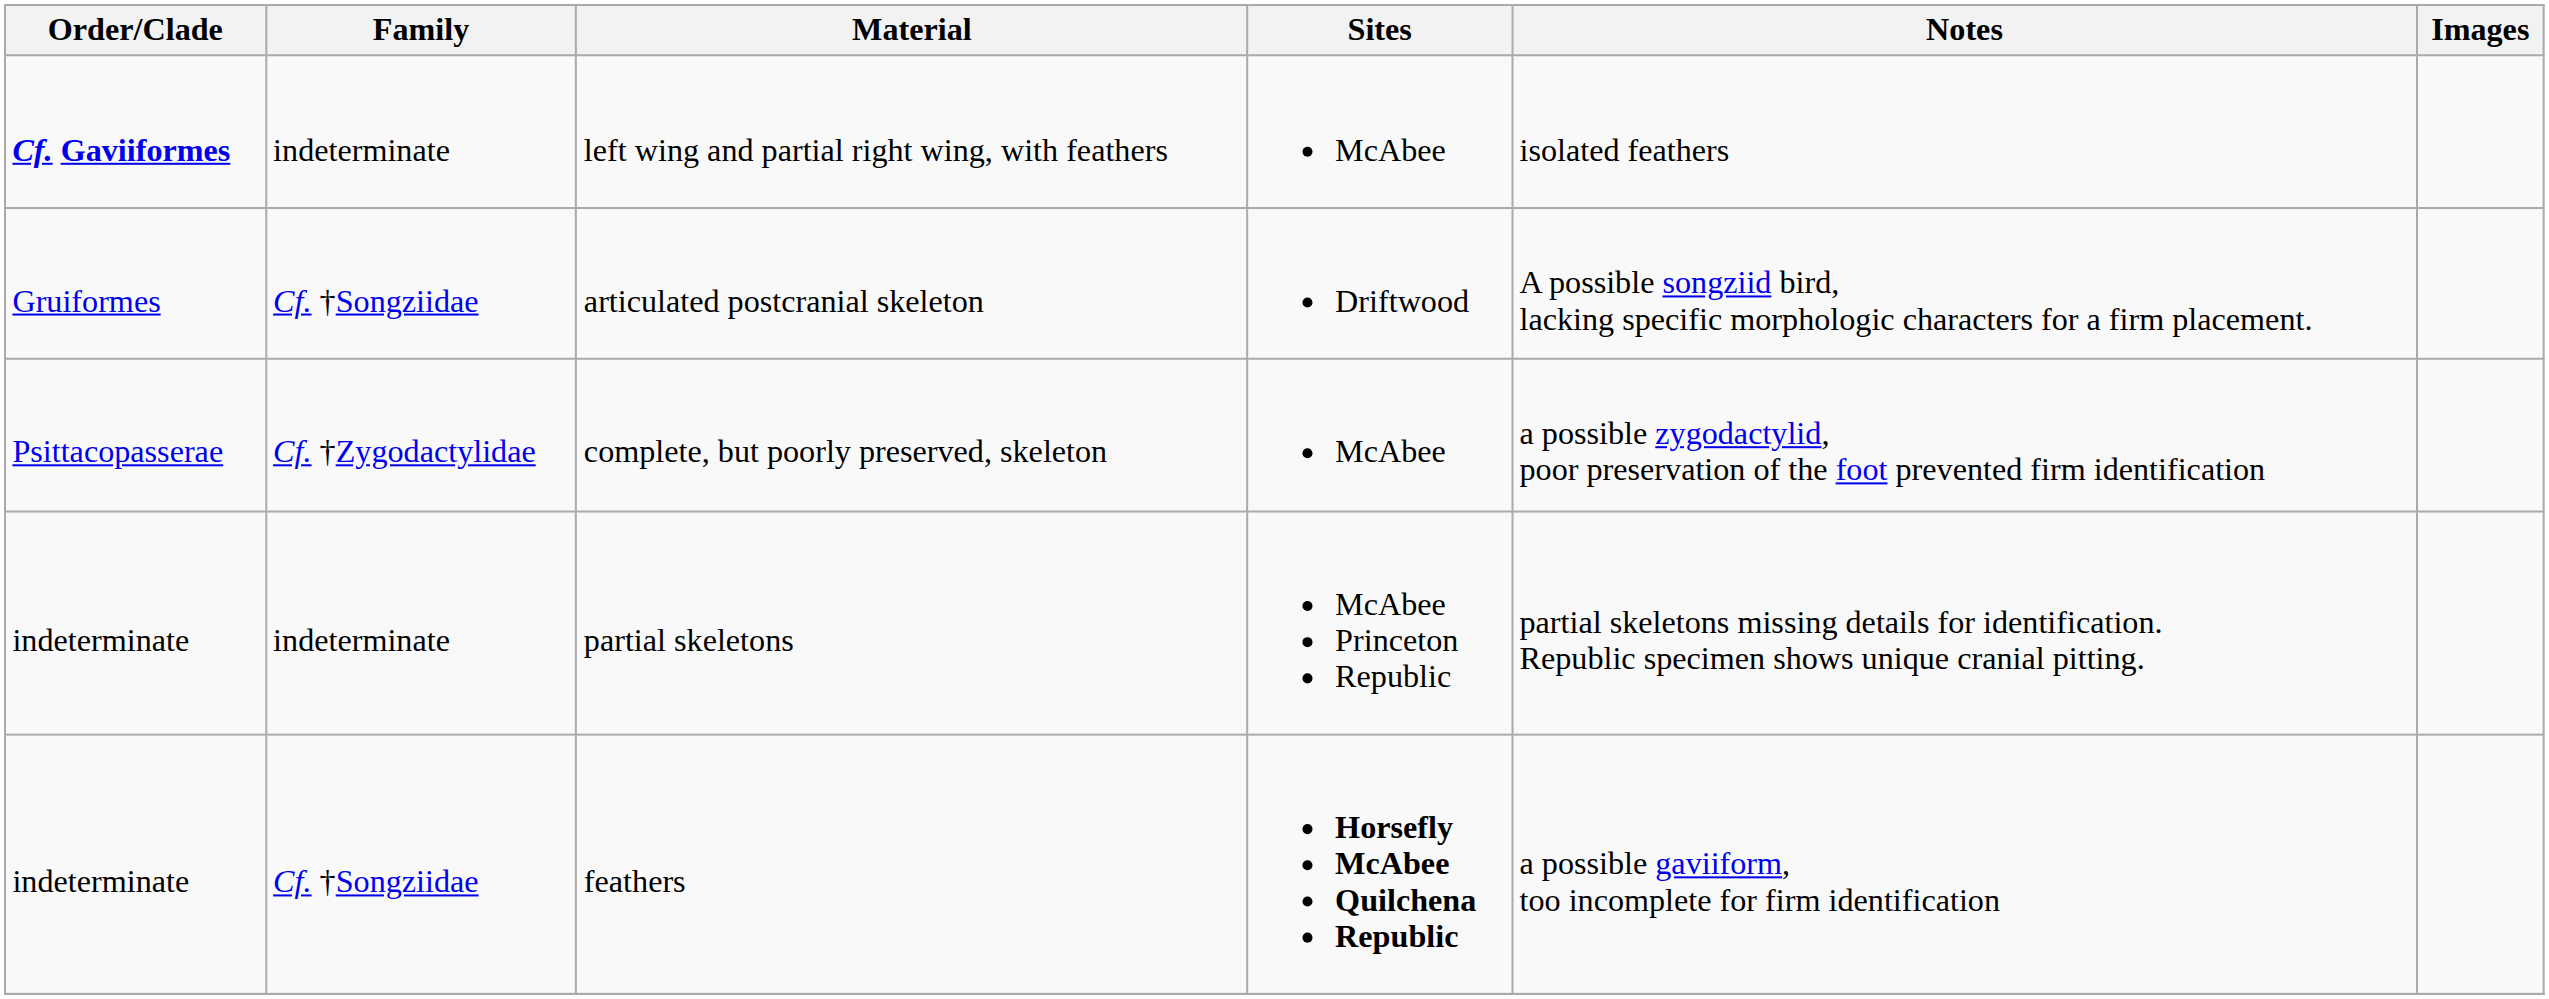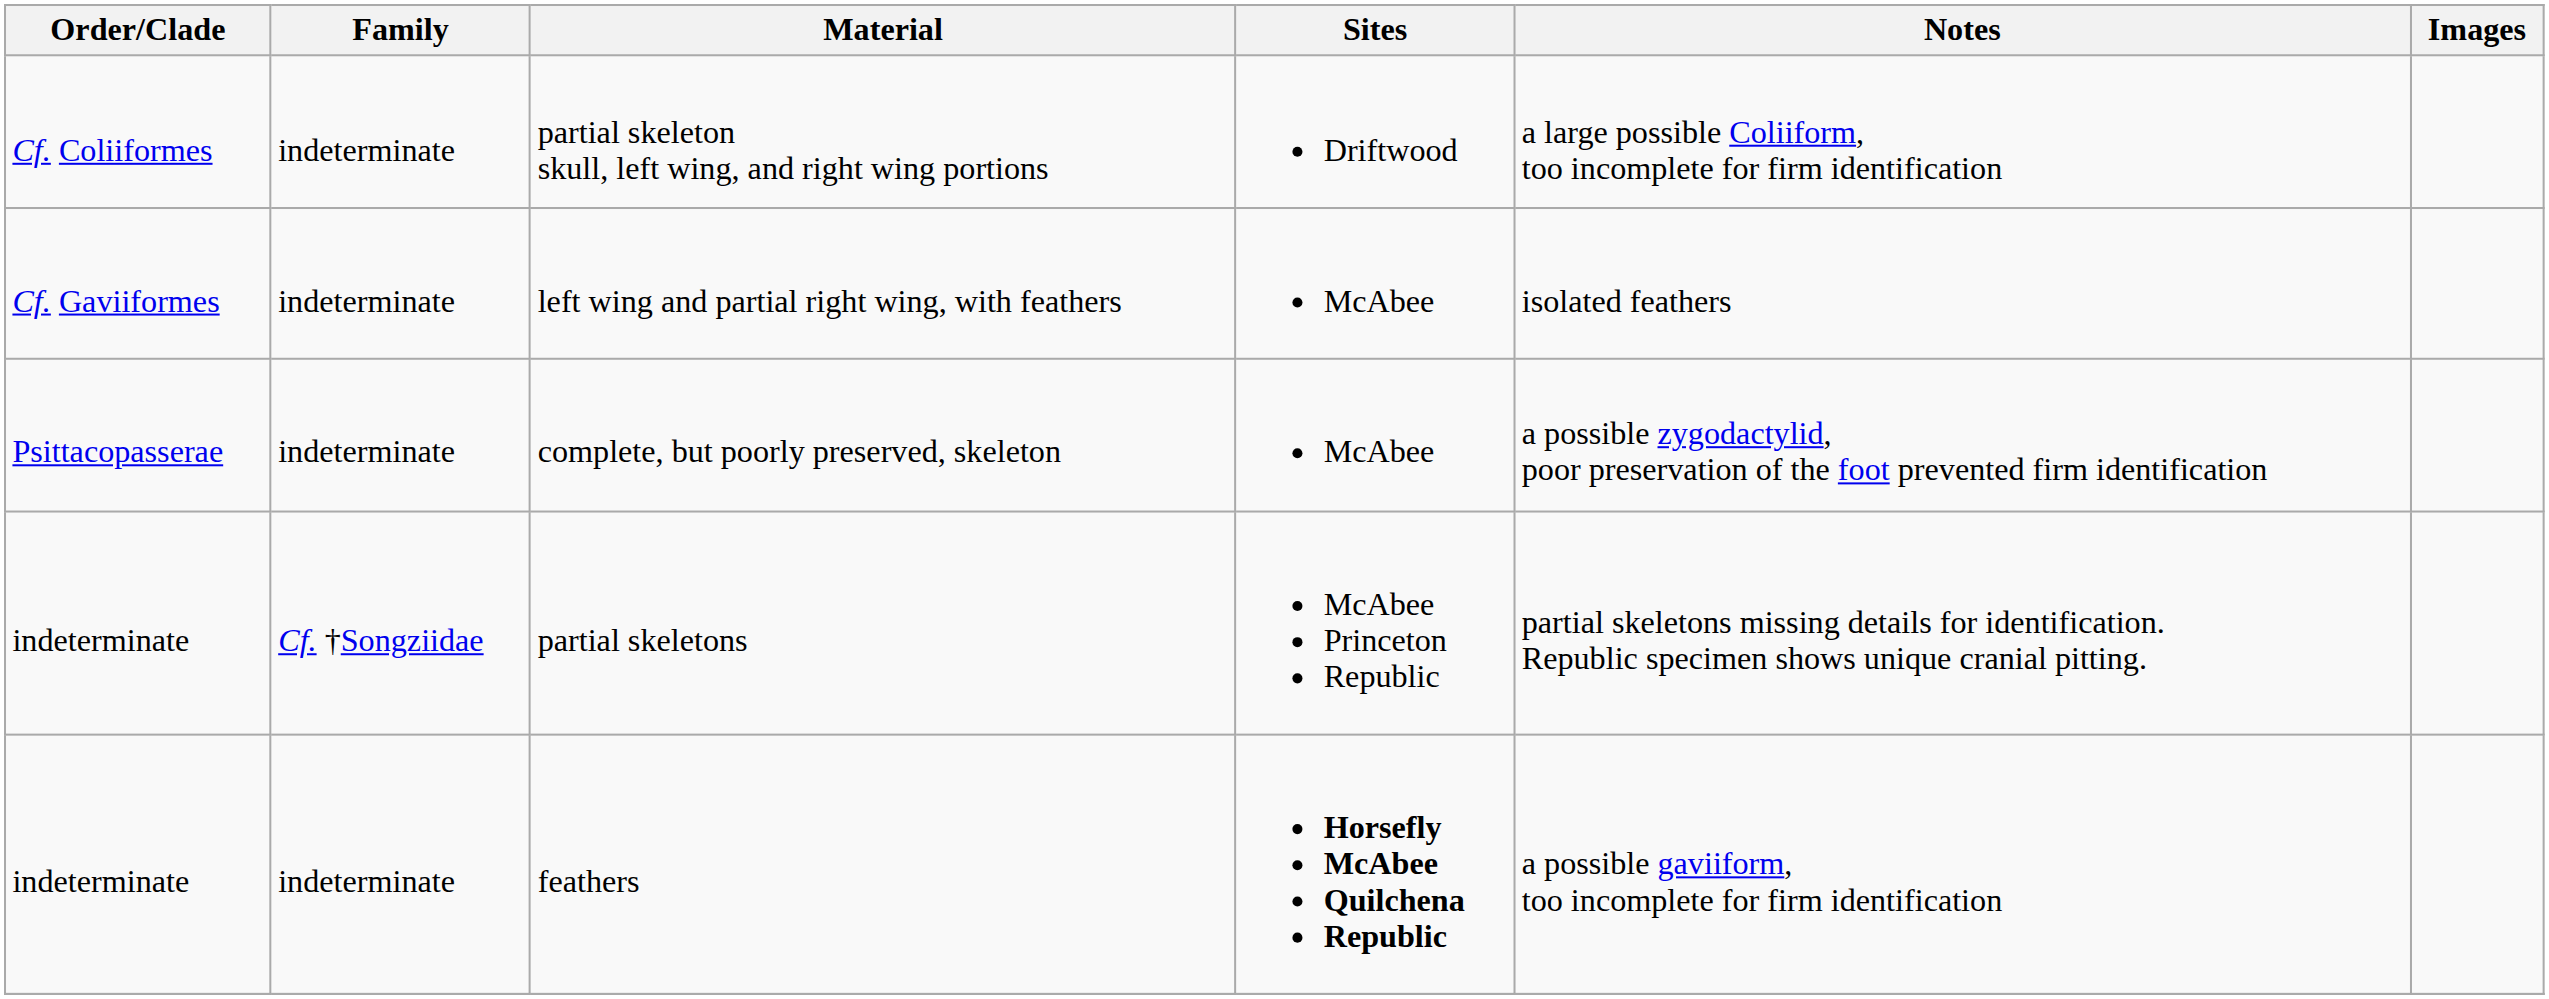+ row: (793, 149)
(121, 149) bold -> (116, 300) normal
- row: (784, 300)
(404, 452) Cf. †Zygodactylidae -> (367, 452) indeterminate
(362, 640) indeterminate -> (381, 640) Cf. †Songziidae
(376, 881) Cf. †Songziidae -> (367, 881) indeterminate
